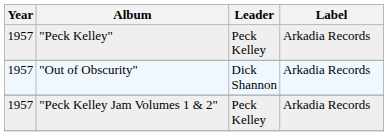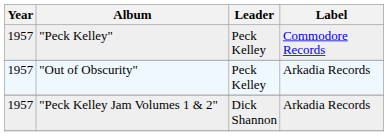(327, 35) Arkadia Records -> (315, 42) Commodore Records
(254, 77) Dick Shannon -> (249, 77) Peck Kelley
(249, 112) Peck Kelley -> (254, 112) Dick Shannon
